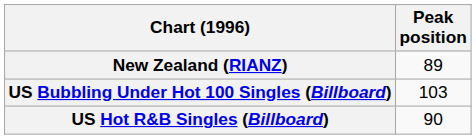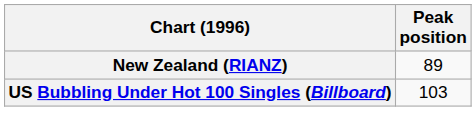- row: (200, 119)
